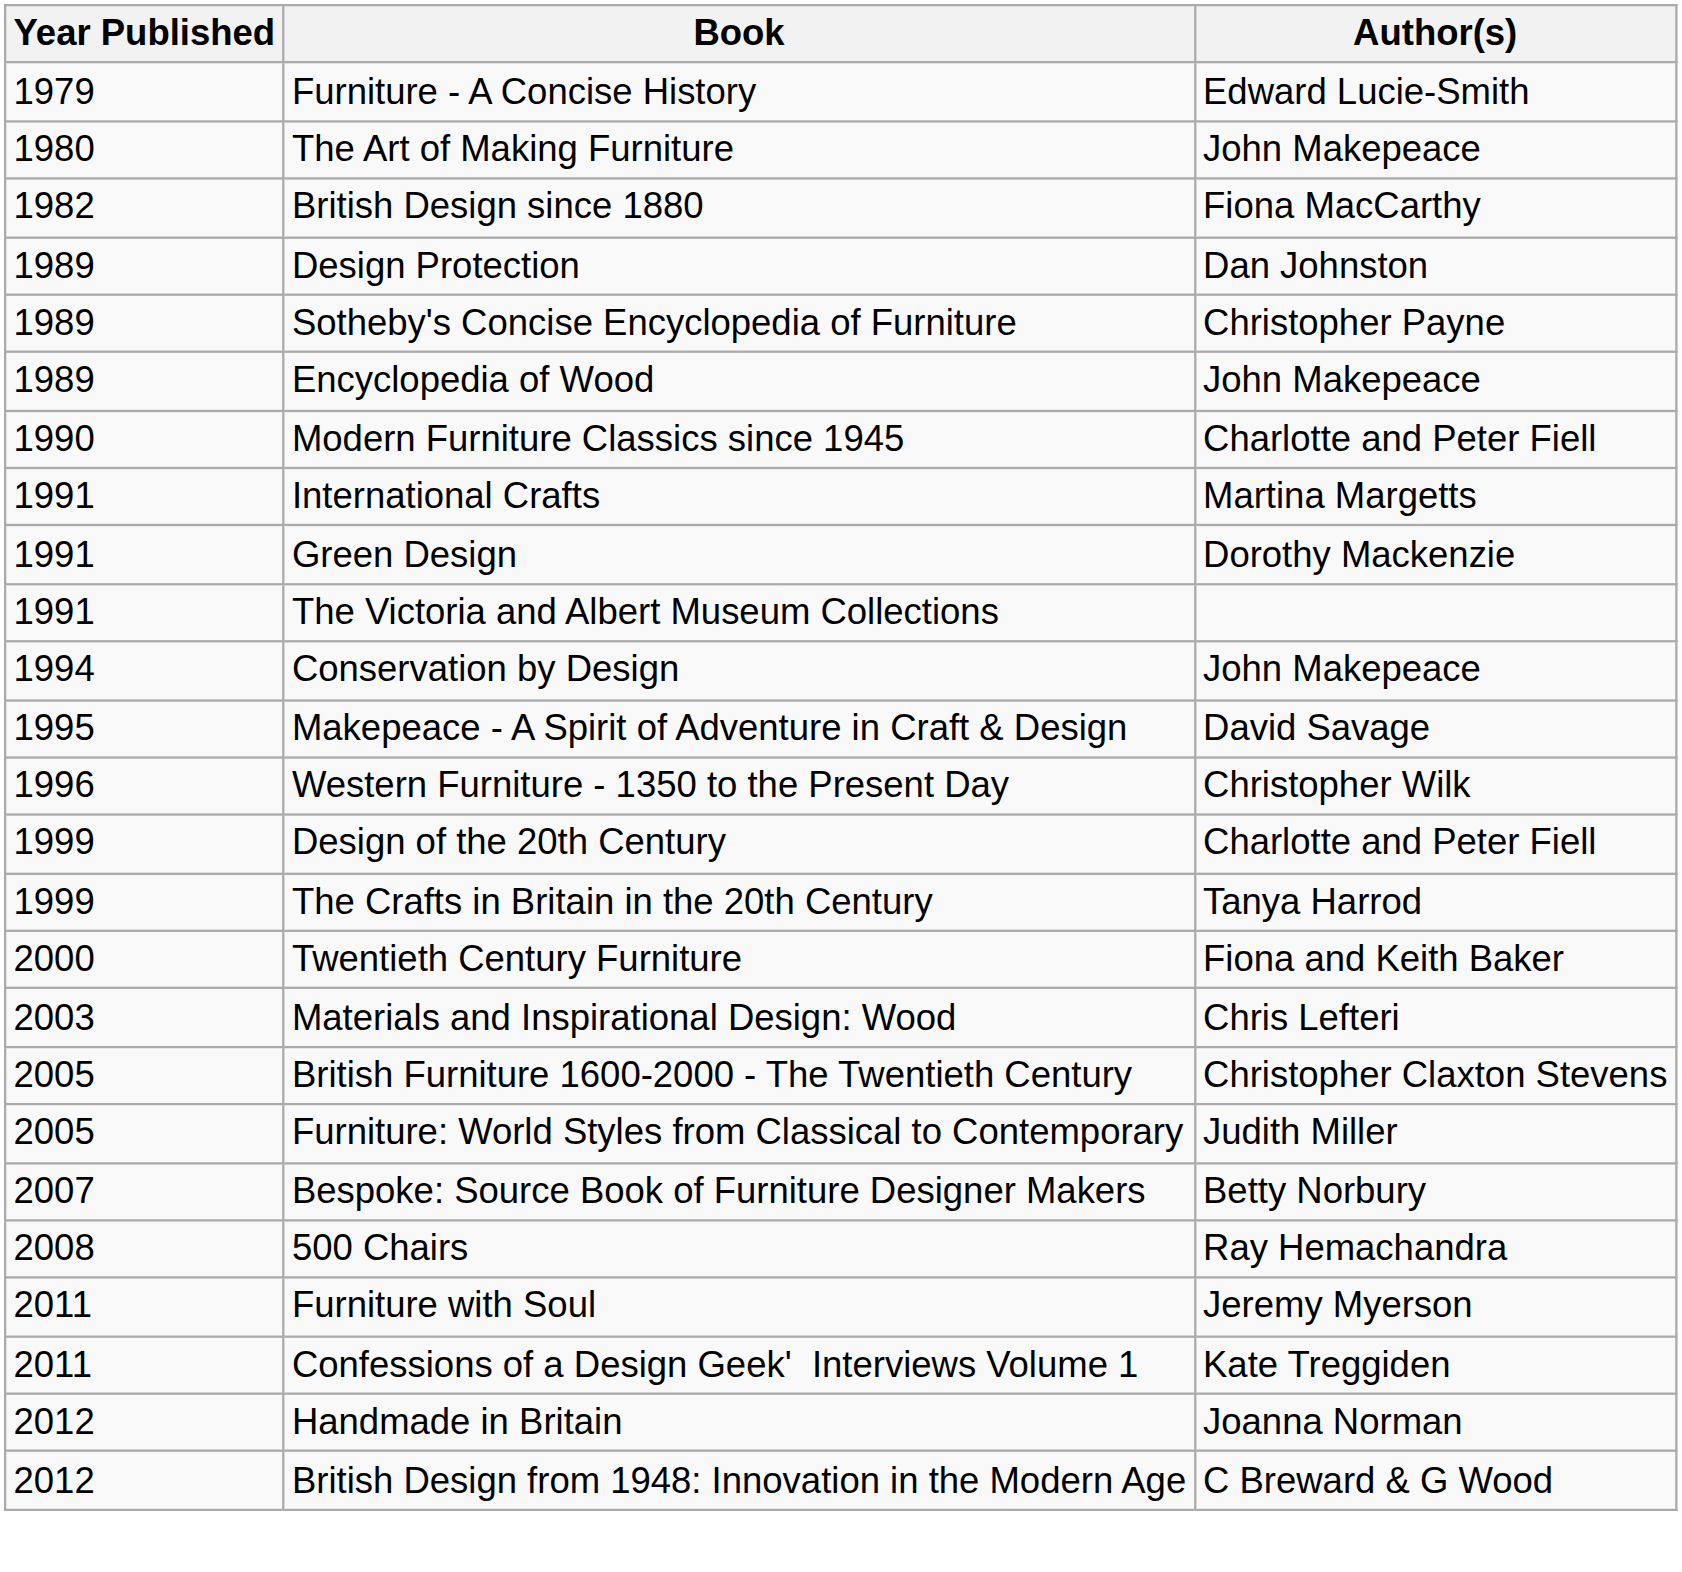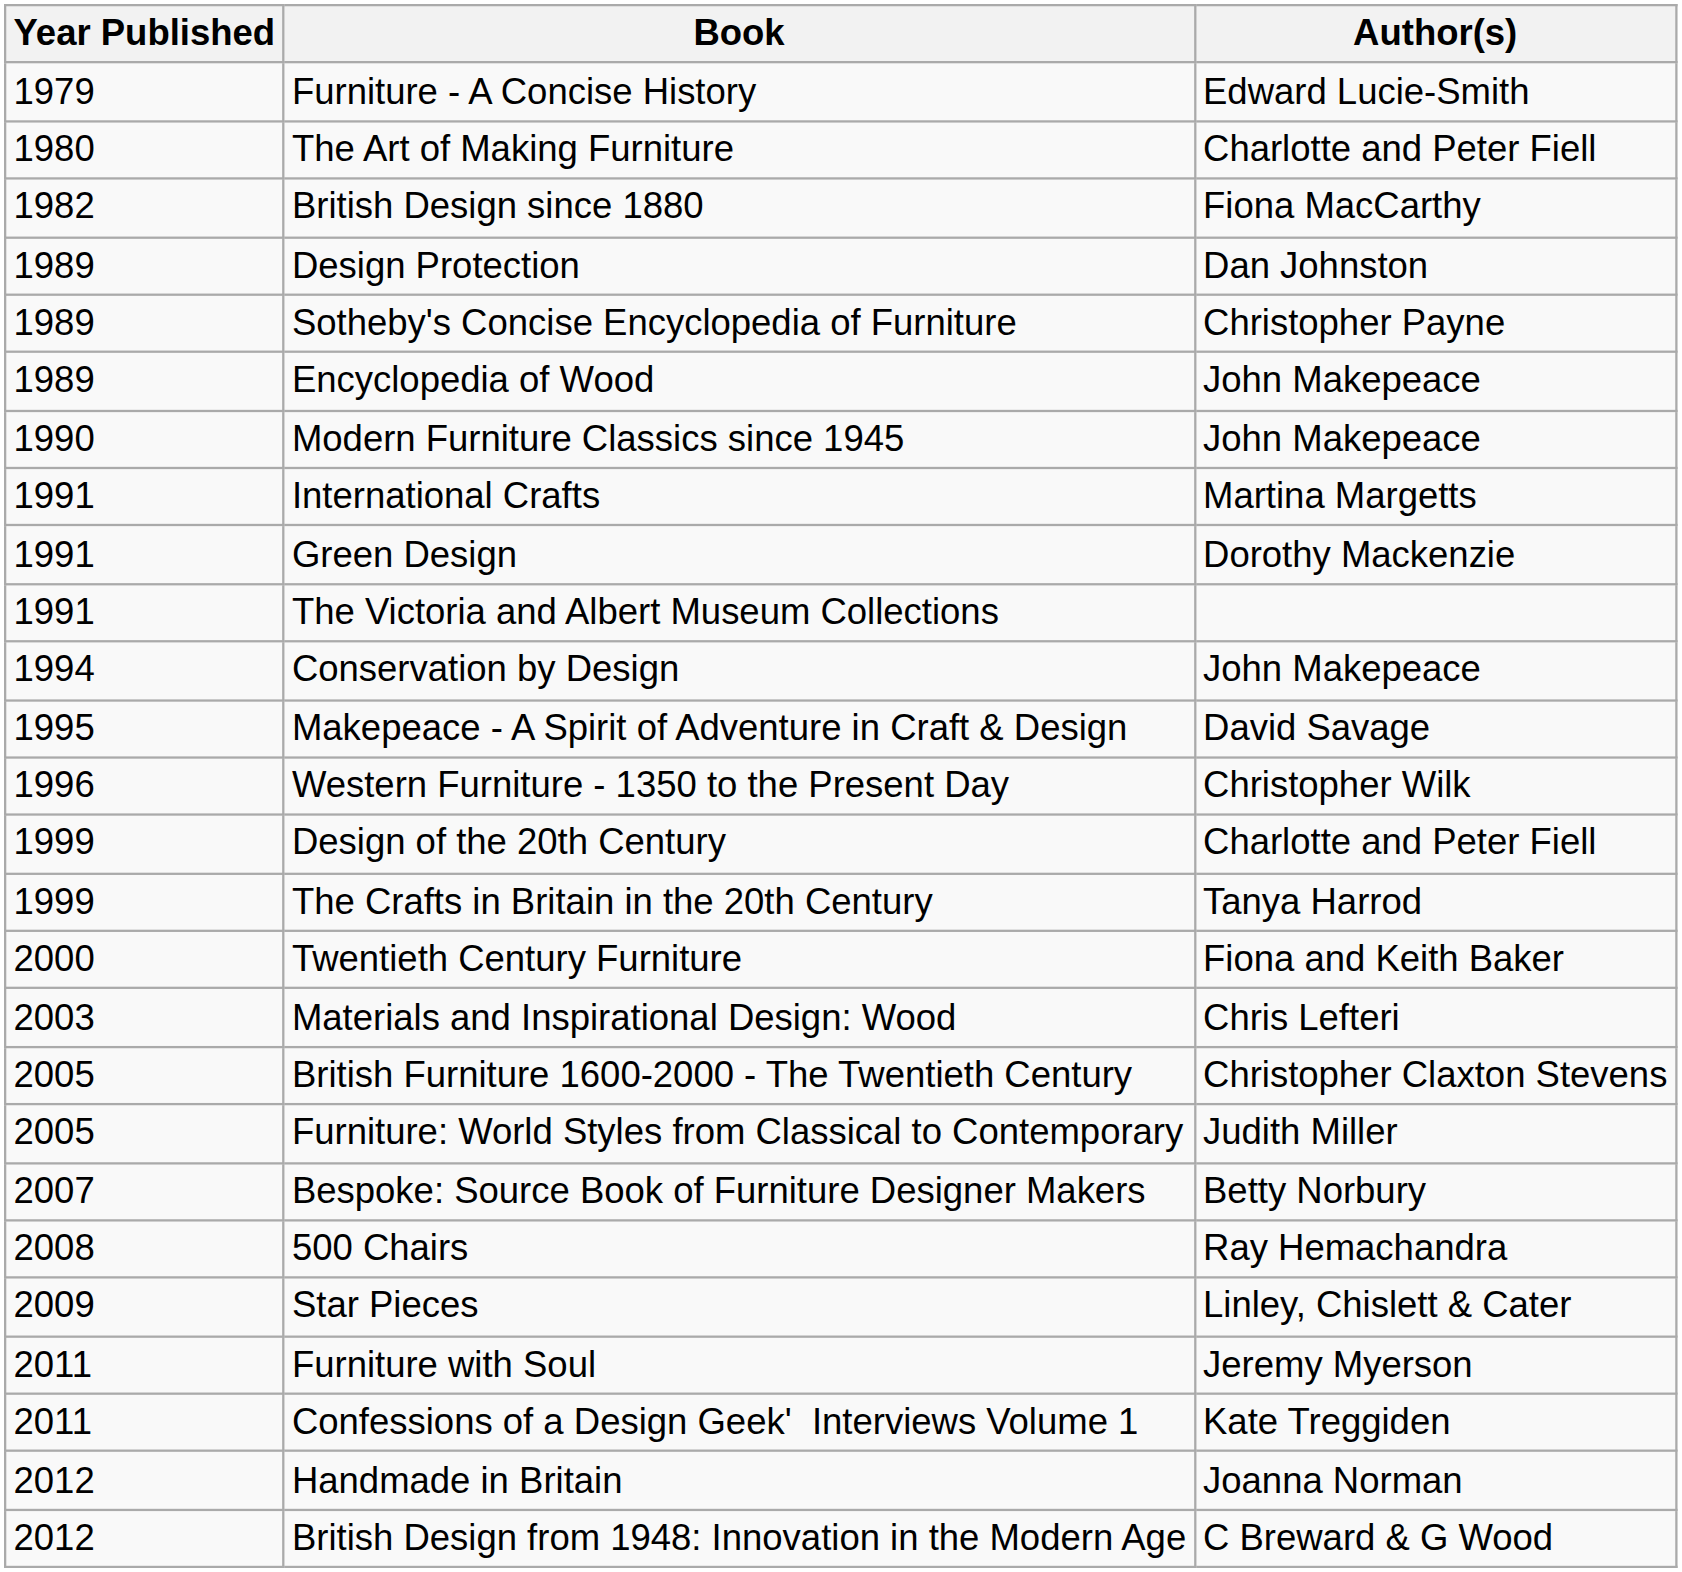(1342, 149) John Makepeace -> (1400, 149) Charlotte and Peter Fiell
(1400, 438) Charlotte and Peter Fiell -> (1342, 438) John Makepeace
+ row: (385, 1306)
